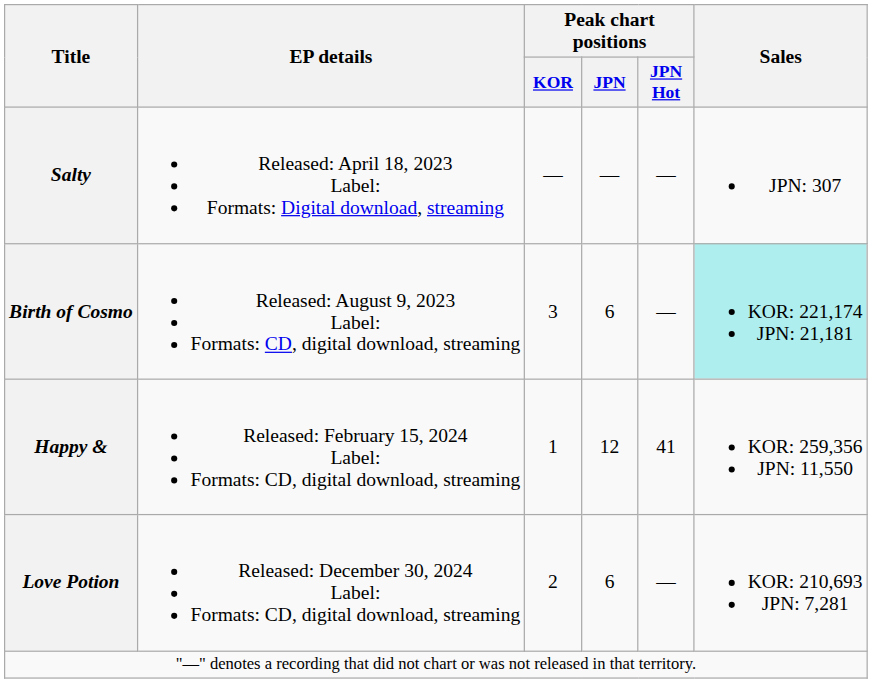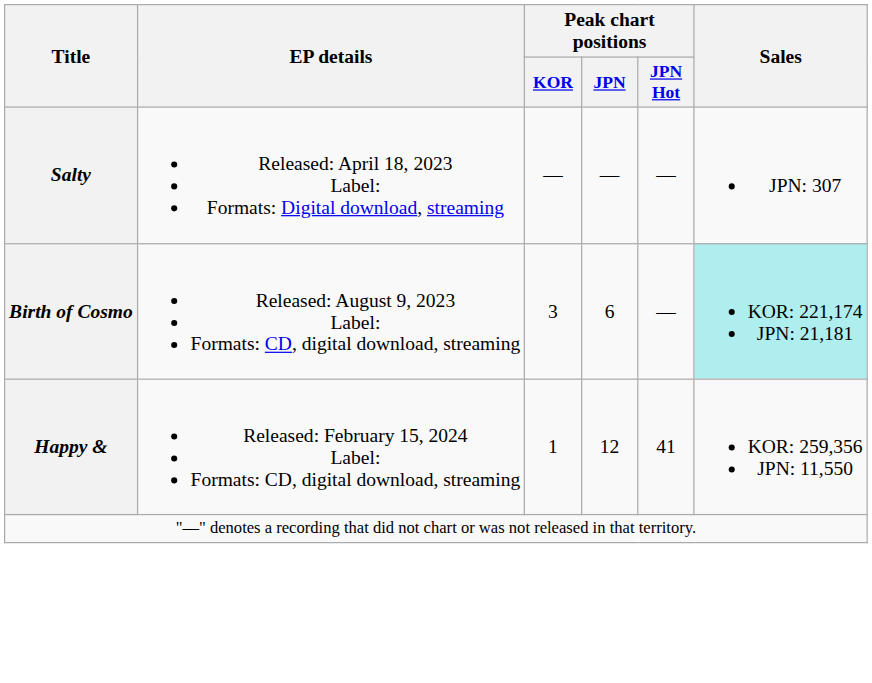- row: (71, 582)
